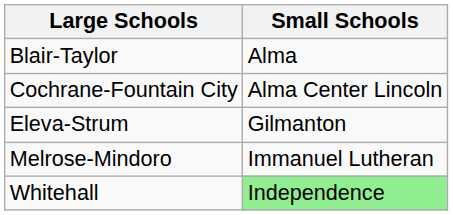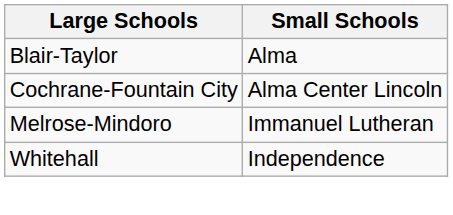- row: (69, 124)
(316, 192) lightgreen background -> (316, 158) no background
